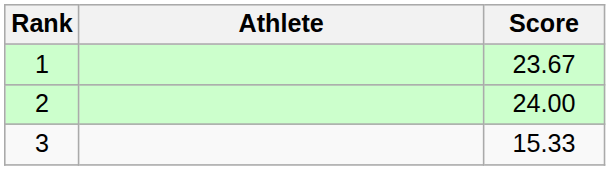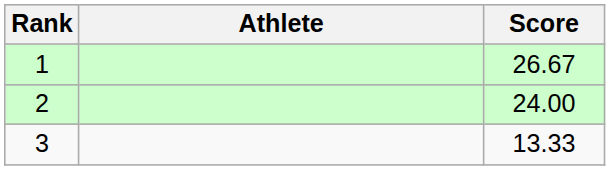(544, 64) 23.67 -> (544, 64) 26.67
(544, 143) 15.33 -> (544, 143) 13.33
